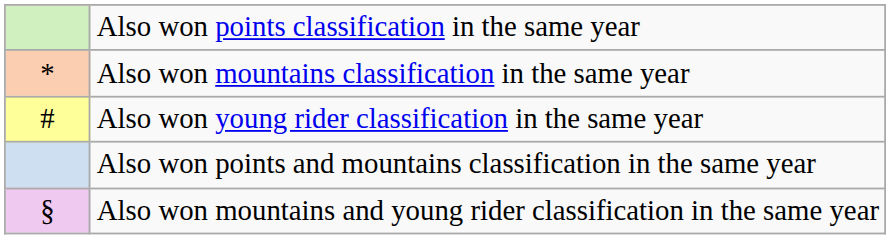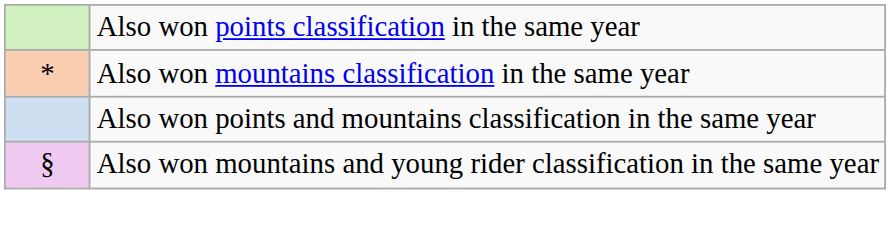- row: (400, 118)
